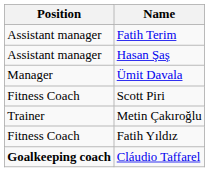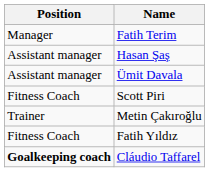(54, 34) Assistant manager -> (30, 34) Manager
(30, 75) Manager -> (54, 75) Assistant manager
